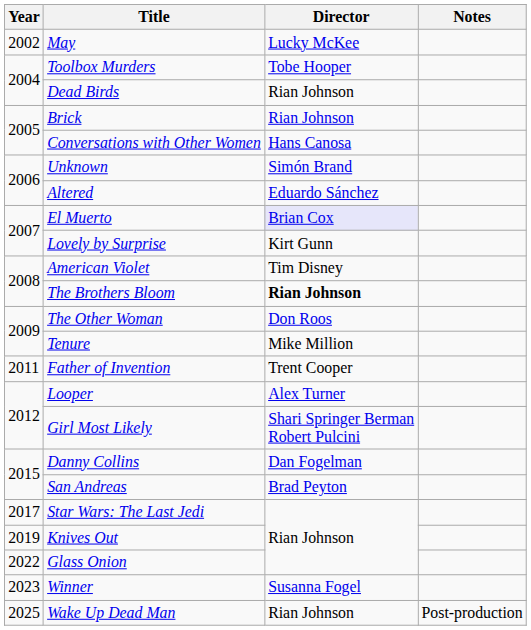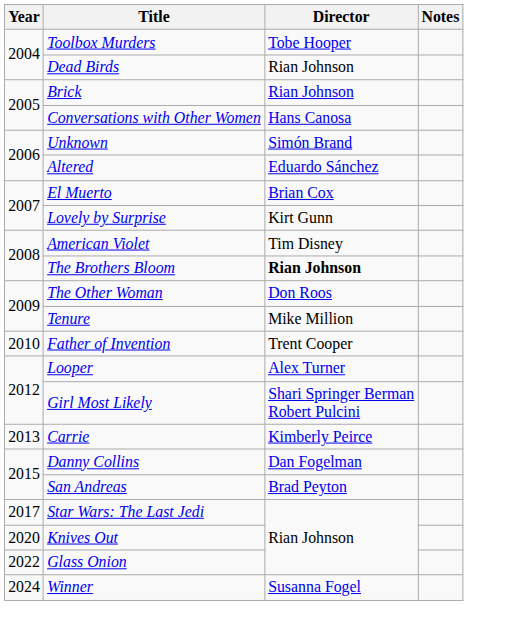- row: (61, 42)
(301, 218) lavender background -> (301, 192) no background
(24, 368) 2011 -> (24, 343) 2010
+ row: (68, 436)
(24, 537) 2019 -> (24, 537) 2020
(24, 587) 2023 -> (24, 587) 2024
- row: (111, 612)
